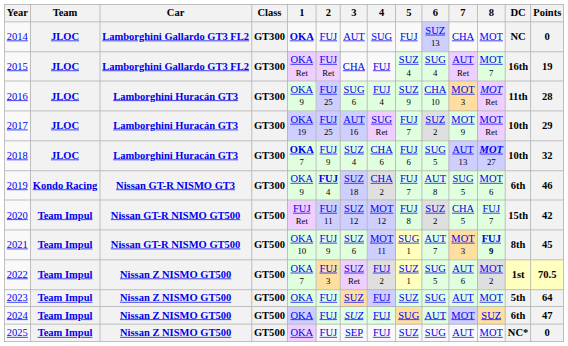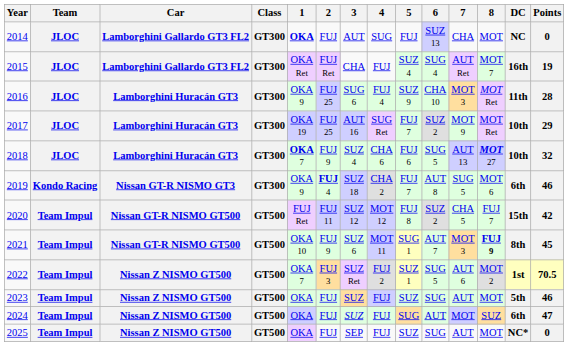(547, 298) 64 -> (547, 298) 46
